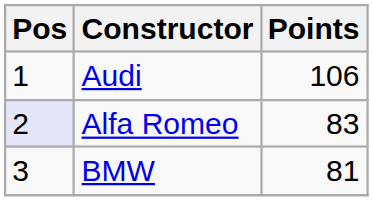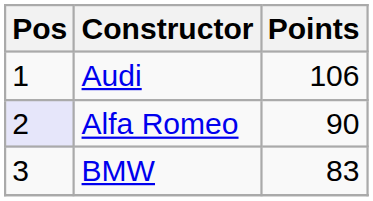(343, 123) 83 -> (343, 123) 90
(343, 171) 81 -> (343, 171) 83
